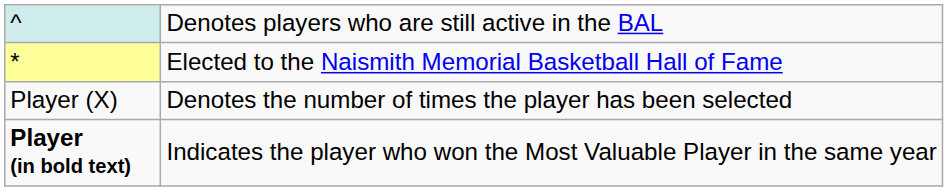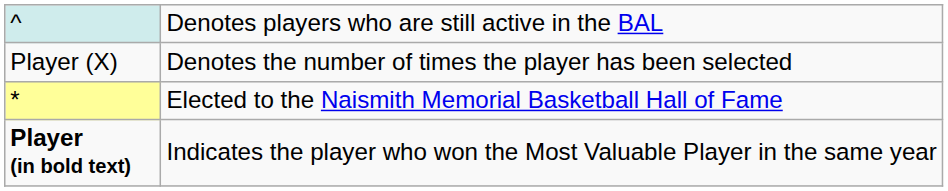rows swapped: (15, 61) <-> (64, 100)
